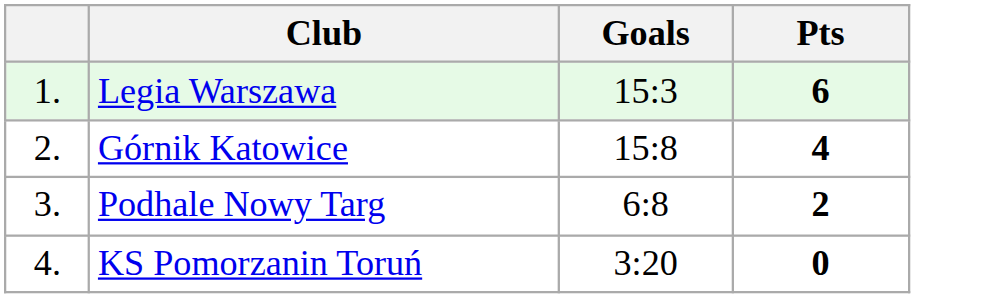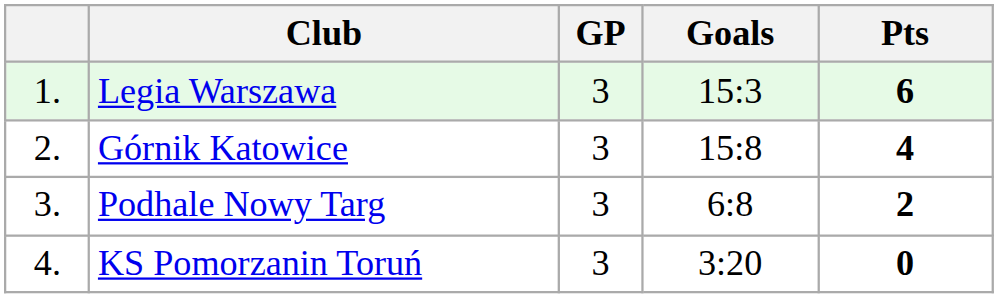+ column: (600, 33)
